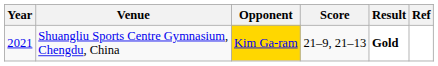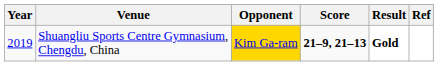(20, 43) 2021 -> (20, 43) 2019
(335, 43) normal -> (335, 43) bold
